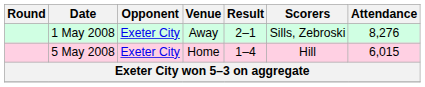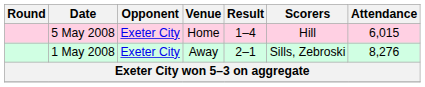rows swapped: (83, 33) <-> (83, 52)
